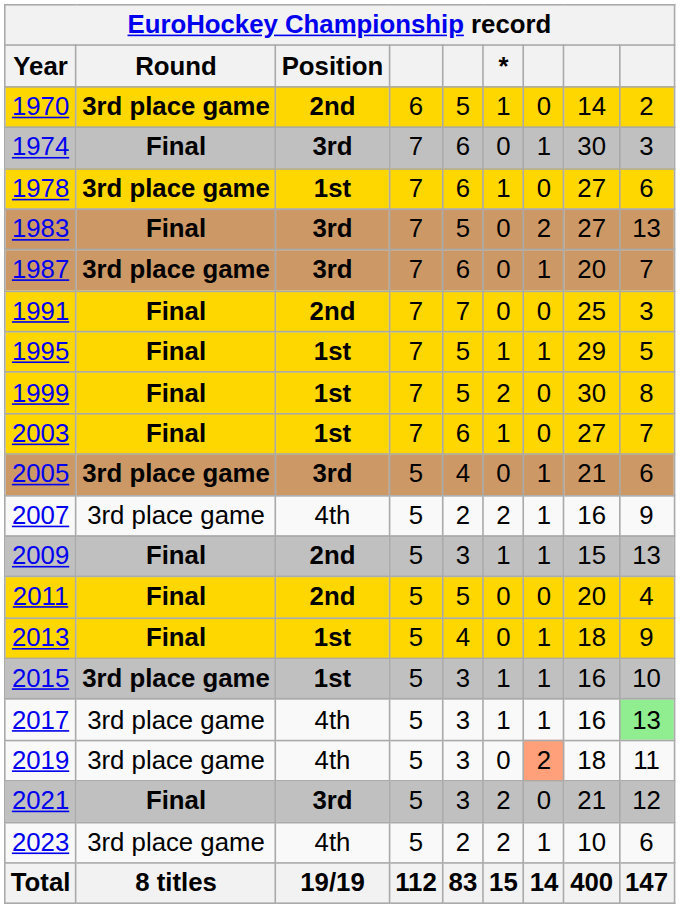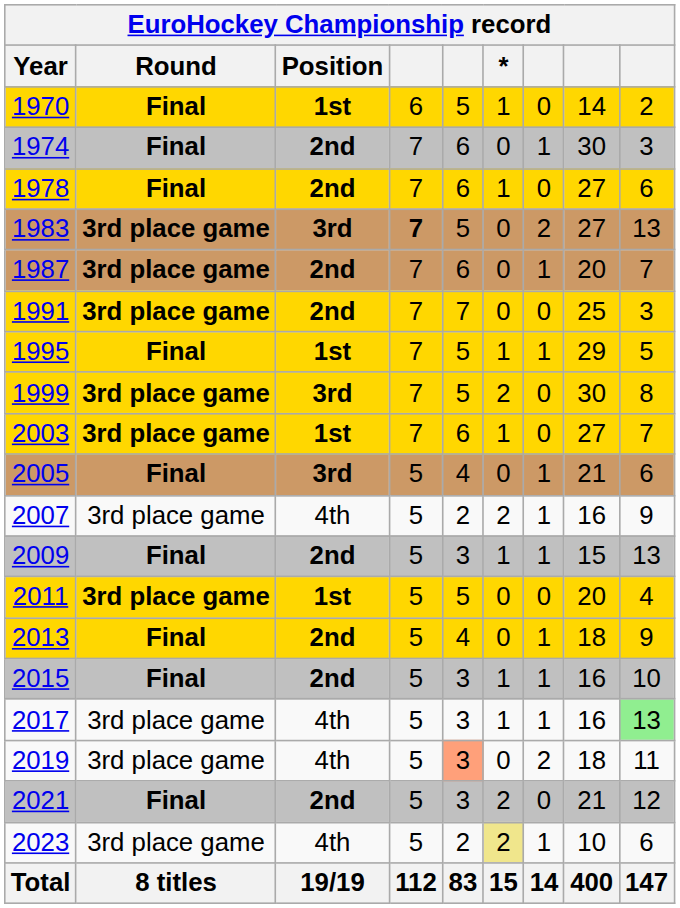(176, 106) 3rd place game -> (176, 106) Final
(332, 106) 2nd -> (332, 106) 1st
(332, 147) 3rd -> (332, 147) 2nd
(176, 188) 3rd place game -> (176, 188) Final
(332, 188) 1st -> (332, 188) 2nd
(176, 229) Final -> (176, 229) 3rd place game
(416, 229) normal -> (416, 229) bold
(332, 270) 3rd -> (332, 270) 2nd
(176, 310) Final -> (176, 310) 3rd place game
(176, 392) Final -> (176, 392) 3rd place game
(332, 392) 1st -> (332, 392) 3rd
(176, 433) Final -> (176, 433) 3rd place game
(176, 474) 3rd place game -> (176, 474) Final
(176, 596) Final -> (176, 596) 3rd place game
(332, 596) 2nd -> (332, 596) 1st
(332, 637) 1st -> (332, 637) 2nd
(176, 678) 3rd place game -> (176, 678) Final
(332, 678) 1st -> (332, 678) 2nd
(463, 760) no background -> (463, 760) lightsalmon background
(544, 760) lightsalmon background -> (544, 760) no background
(332, 801) 3rd -> (332, 801) 2nd
(503, 842) no background -> (503, 842) khaki background
